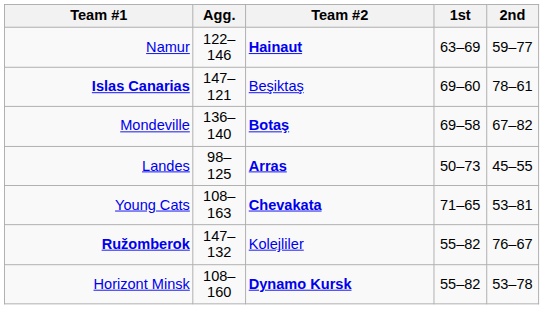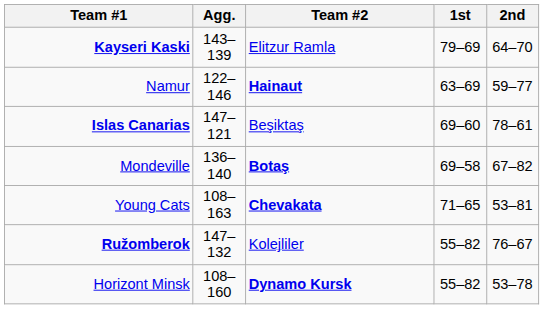+ row: (142, 47)
- row: (166, 165)
